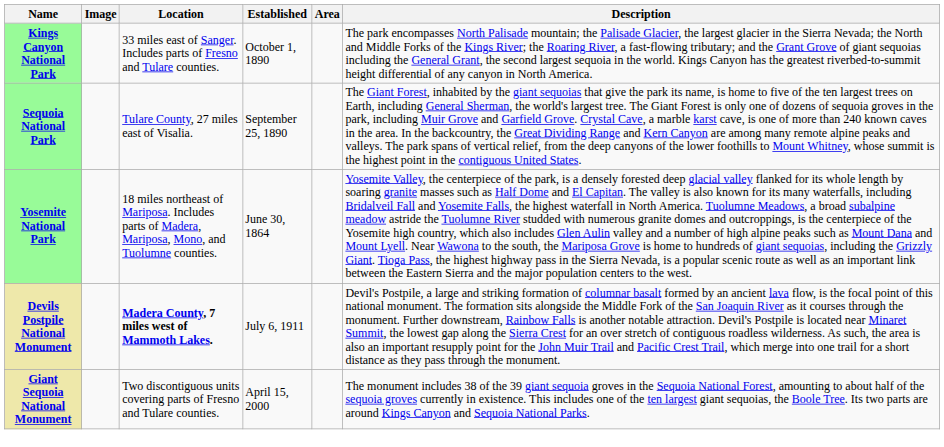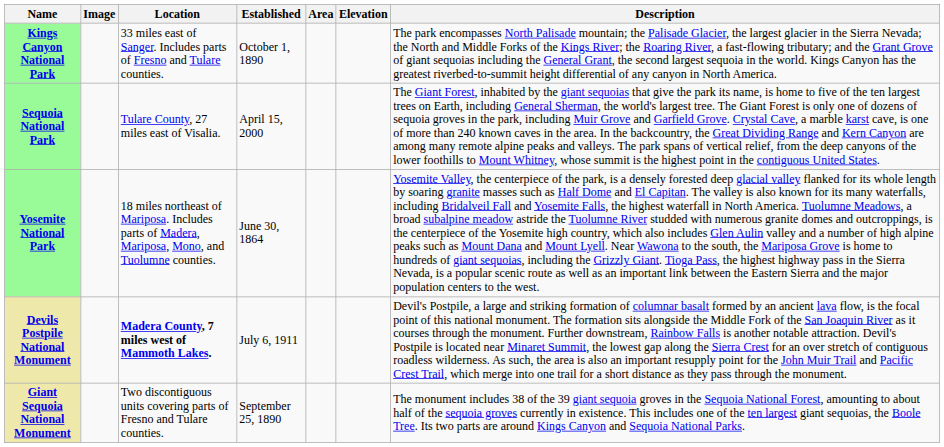+ column: (363, 14)
(271, 126) September 25, 1890 -> (261, 126) April 15, 2000
(267, 399) April 15, 2000 -> (265, 412) September 25, 1890
